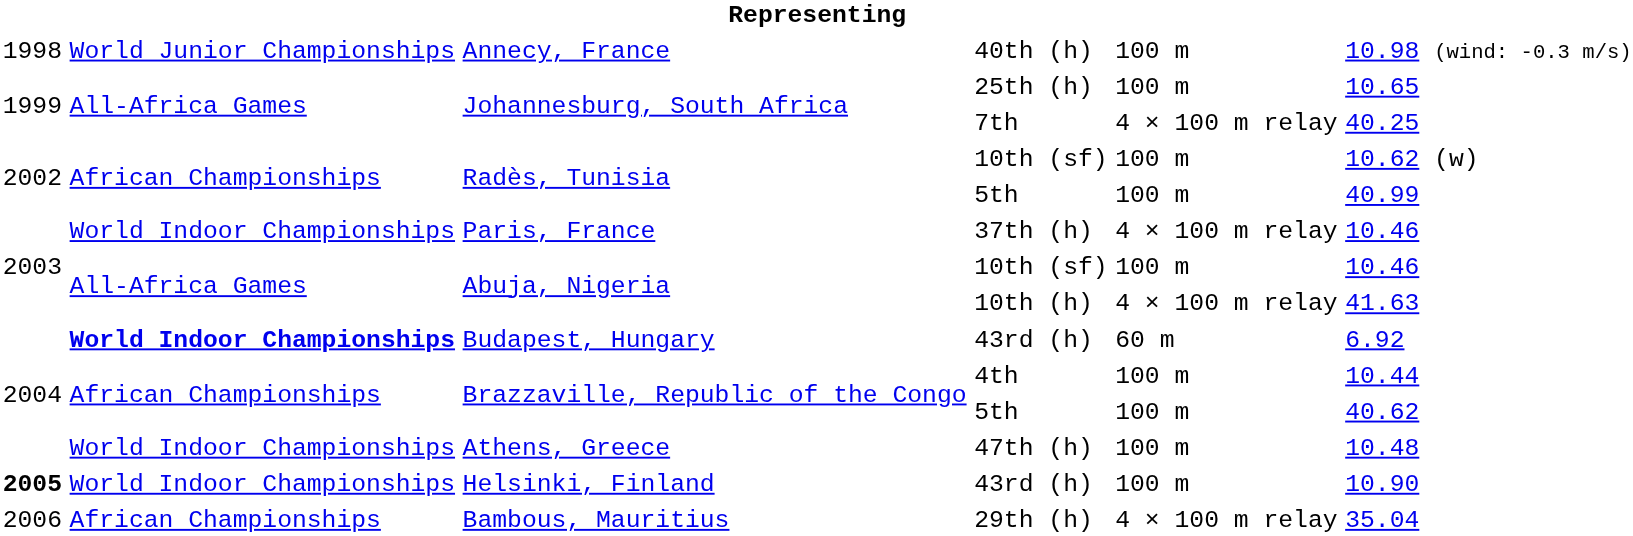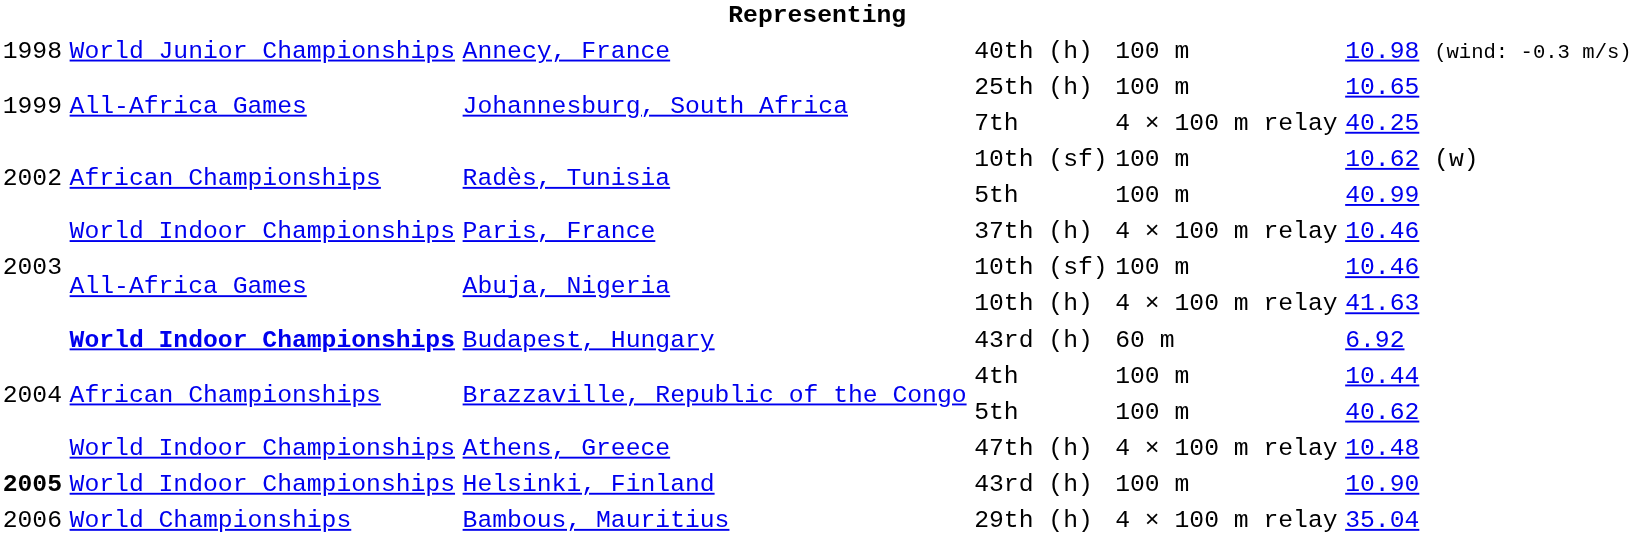(1152, 448) 100 m -> (1226, 448) 4 × 100 m relay
(225, 520) African Championships -> (210, 520) World Championships
